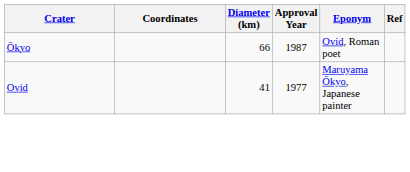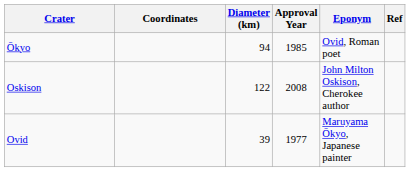(265, 47) 66 -> (265, 47) 94
(296, 47) 1987 -> (296, 47) 1985
+ row: (24, 87)
(265, 87) 41 -> (265, 140) 39
